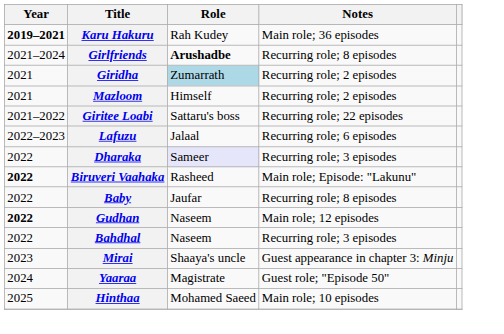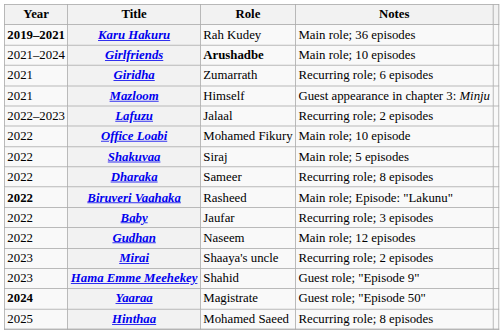(329, 55) Recurring role; 8 episodes -> (357, 55) Main role; 10 episodes
(197, 75) lightblue background -> (230, 75) no background
(329, 75) Recurring role; 2 episodes -> (366, 75) Recurring role; 6 episodes
(329, 95) Recurring role; 2 episodes -> (394, 95) Guest appearance in chapter 3: Minju
- row: (118, 116)
(329, 136) Recurring role; 6 episodes -> (366, 116) Recurring role; 2 episodes
+ row: (134, 136)
+ row: (134, 156)
(189, 156) lavender background -> (222, 177) no background
(329, 156) Recurring role; 3 episodes -> (366, 177) Recurring role; 8 episodes
(329, 197) Recurring role; 8 episodes -> (366, 217) Recurring role; 3 episodes
(20, 217) bold -> (20, 237) normal
- row: (118, 237)
(358, 258) Guest appearance in chapter 3: Minju -> (366, 258) Recurring role; 2 episodes
+ row: (134, 278)
(20, 278) normal -> (20, 298) bold
(320, 298) Main role; 10 episodes -> (366, 319) Recurring role; 8 episodes
